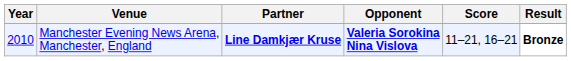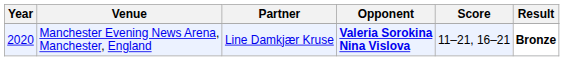(21, 40) 2010 -> (21, 40) 2020
(283, 40) bold -> (279, 40) normal
